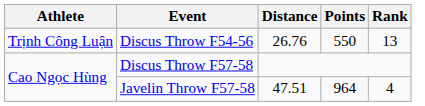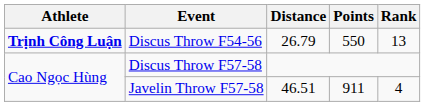(60, 40) normal -> (65, 40) bold
(290, 40) 26.76 -> (298, 40) 26.79
(290, 88) 47.51 -> (298, 88) 46.51
(345, 88) 964 -> (354, 88) 911
